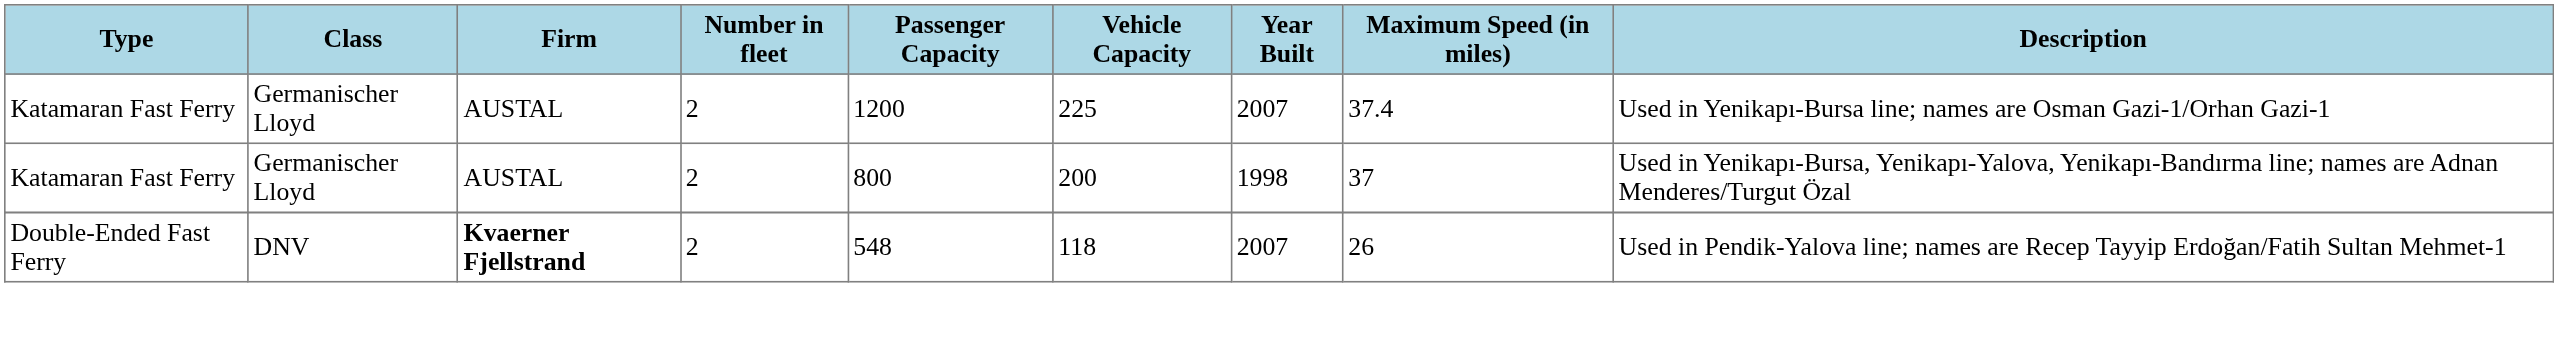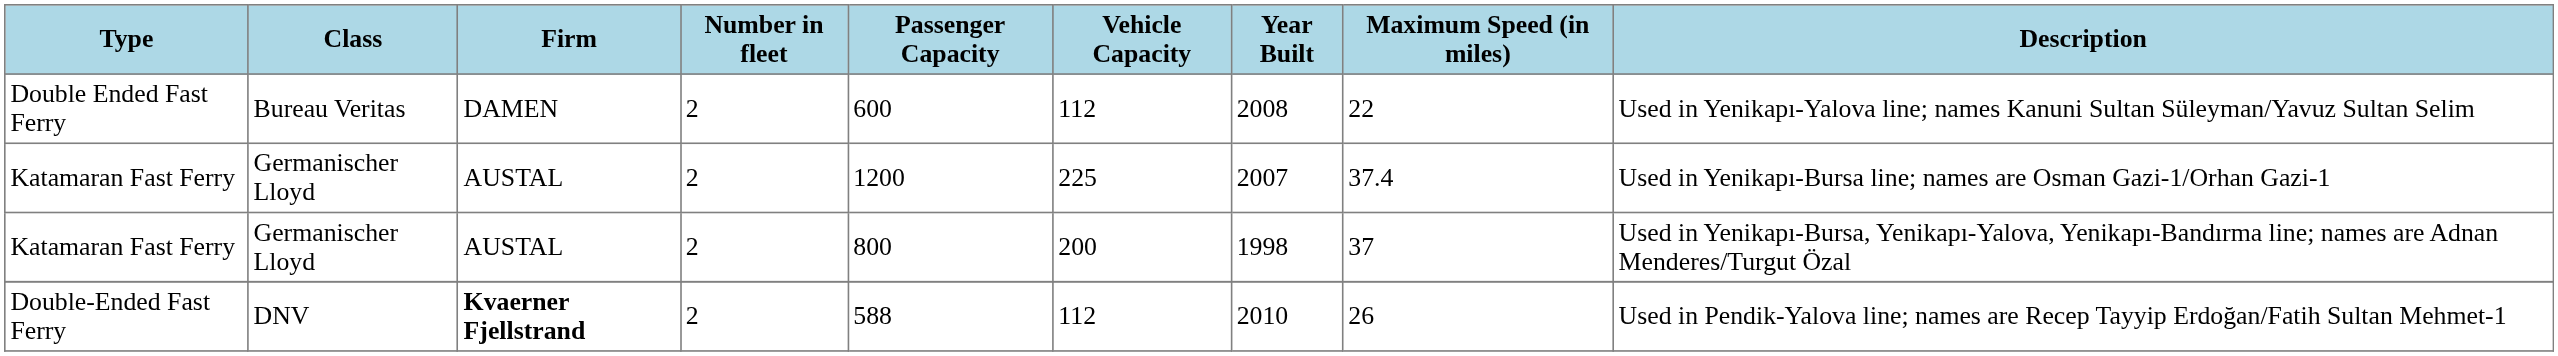+ row: (109, 108)
(873, 246) 548 -> (873, 316) 588
(1077, 246) 118 -> (1077, 316) 112
(1262, 246) 2007 -> (1262, 316) 2010
